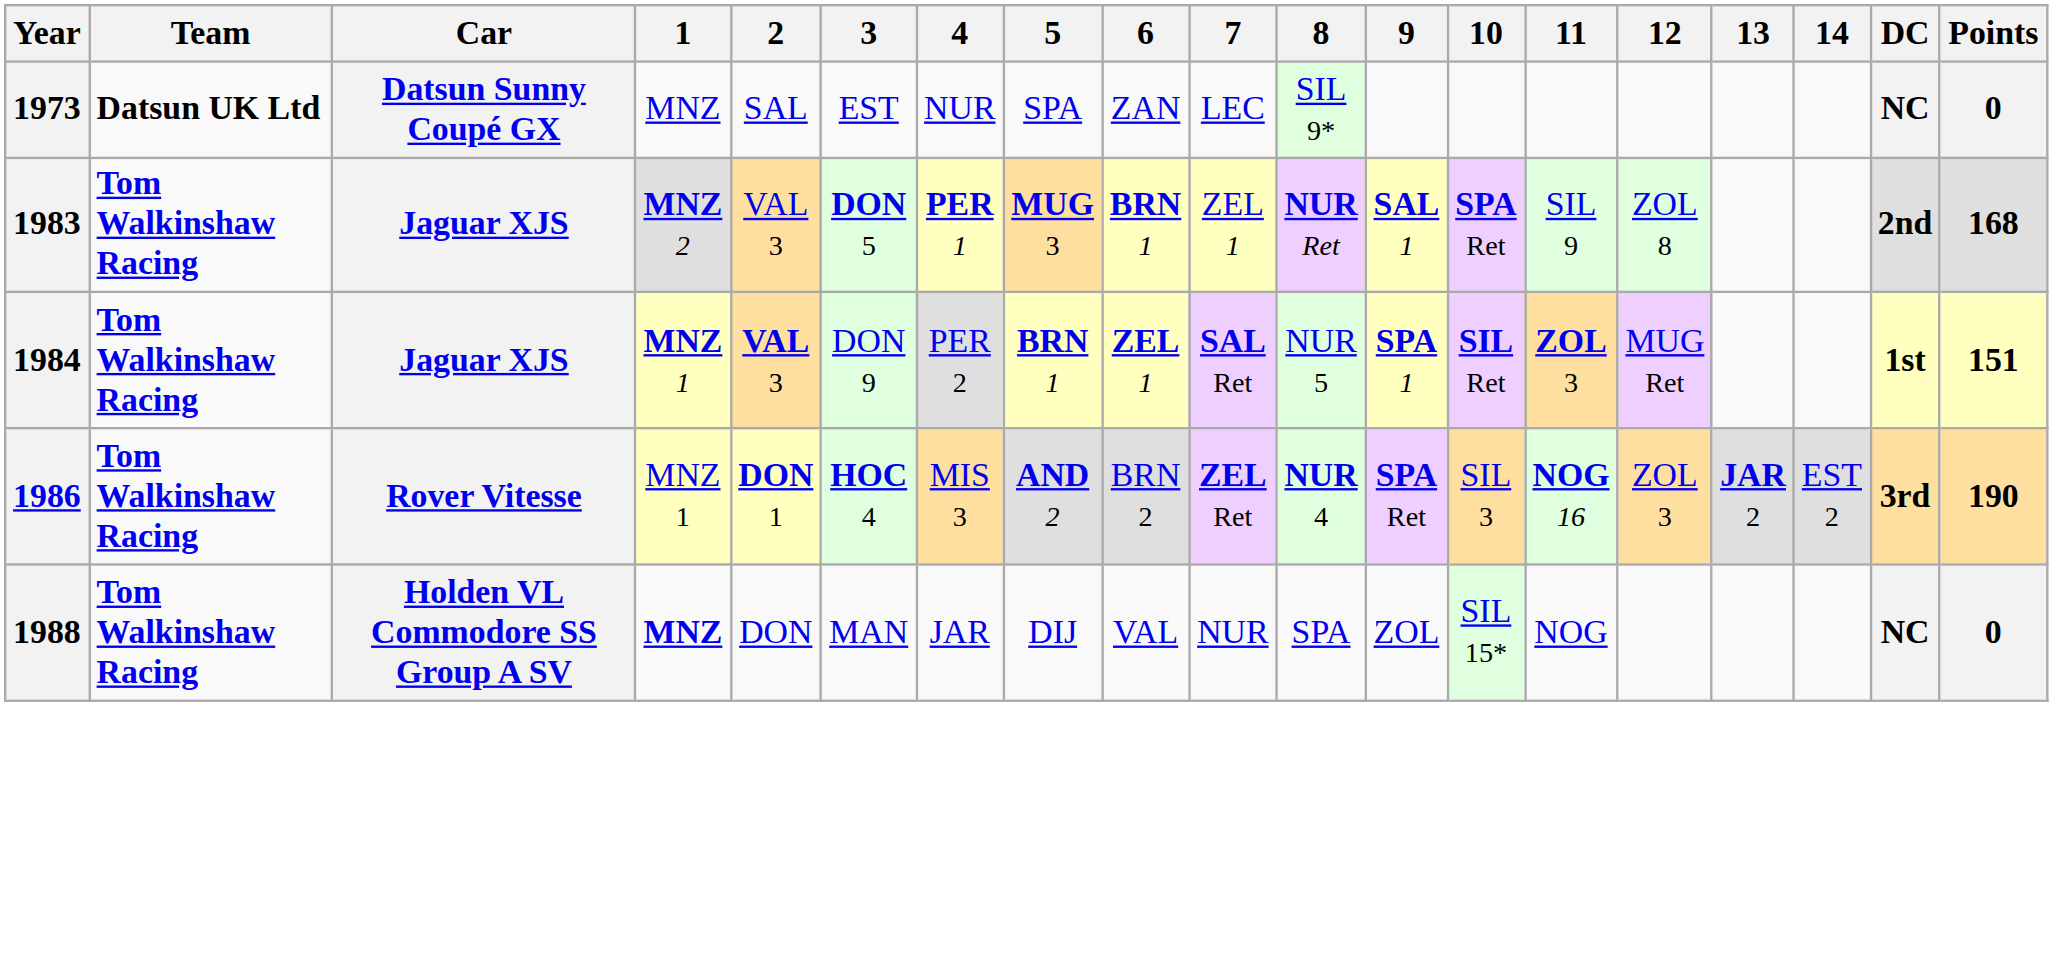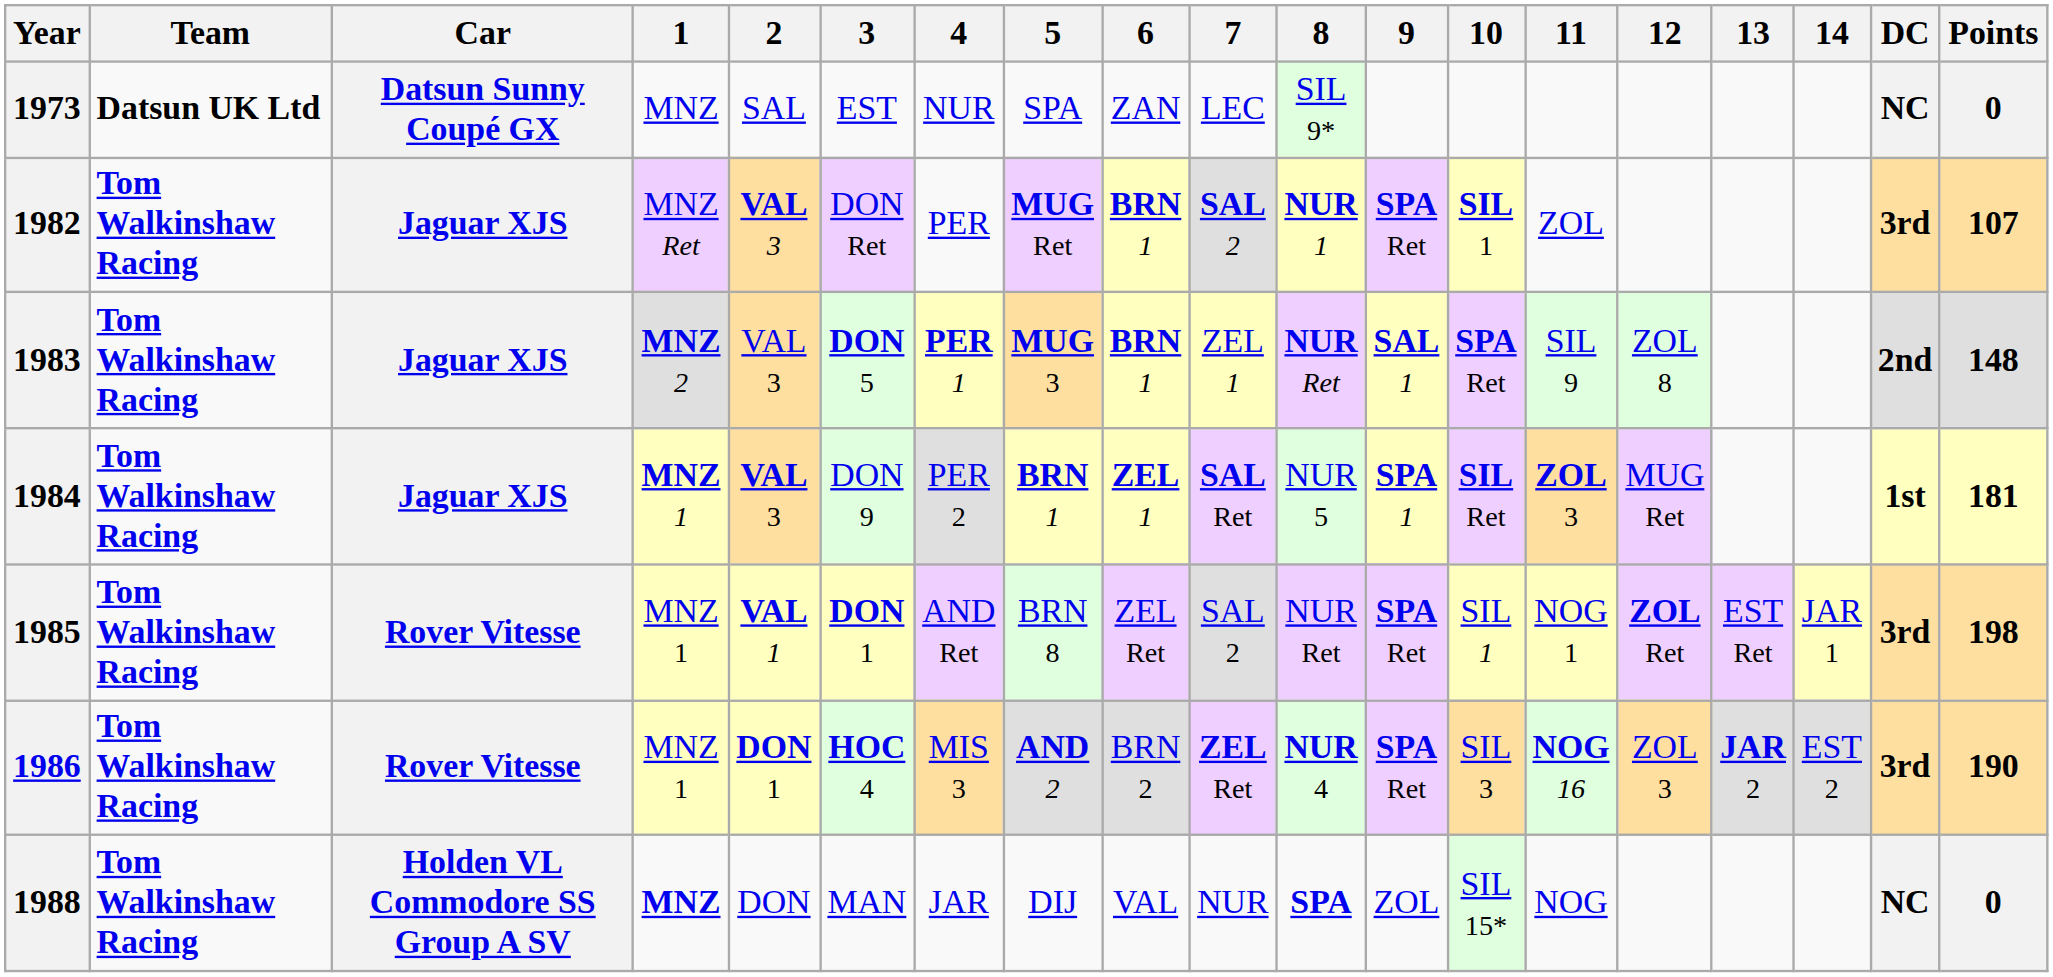+ row: (47, 224)
(1993, 224) 168 -> (1993, 360) 148
(1993, 360) 151 -> (1993, 495) 181
+ row: (47, 631)
(1321, 631) normal -> (1321, 902) bold
